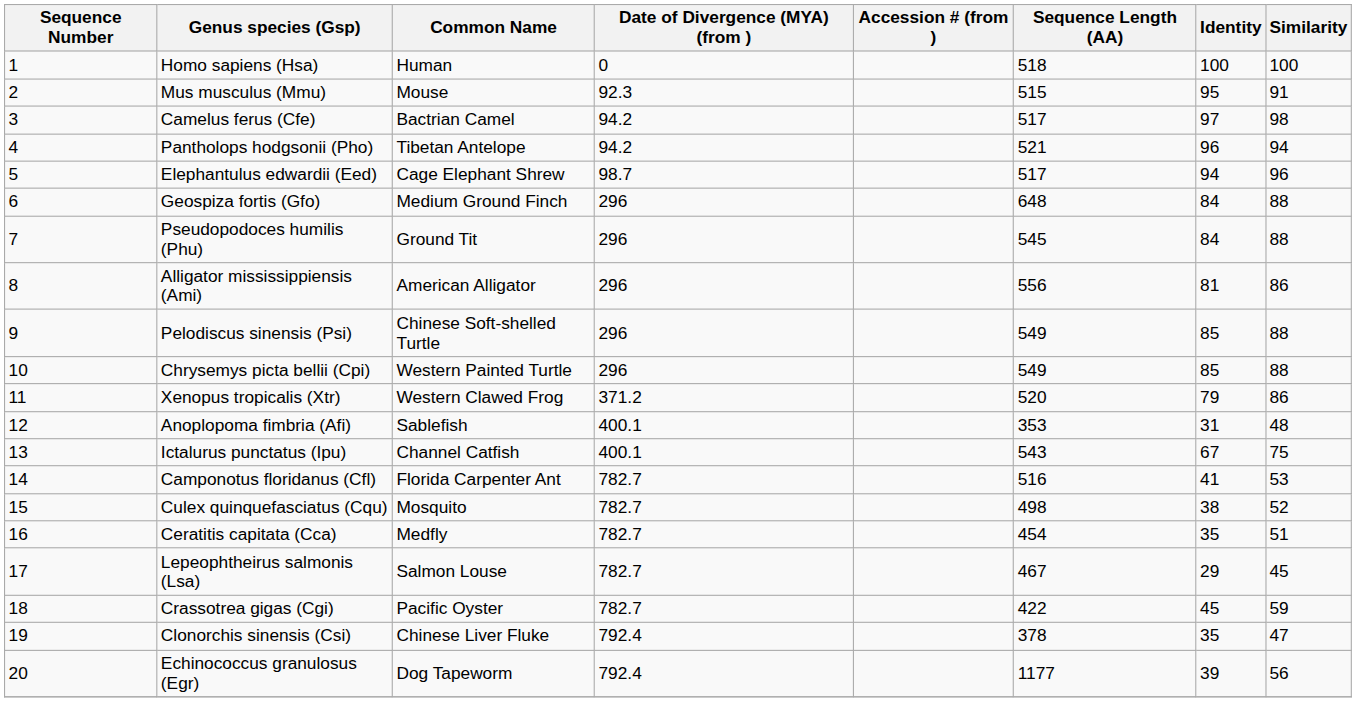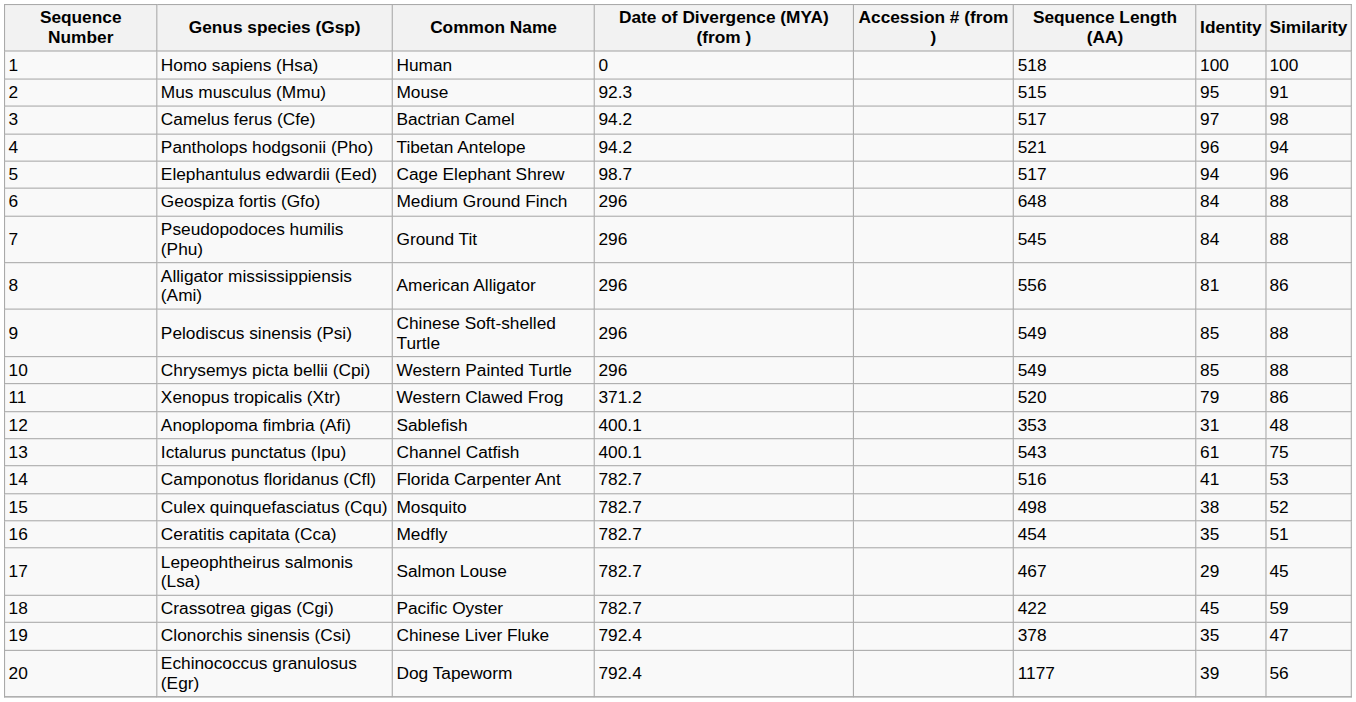(1210, 452) 67 -> (1210, 452) 61
